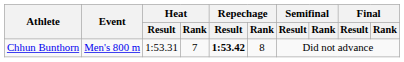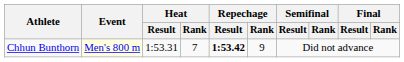(112, 48) no background -> (112, 48) lightyellow background
(262, 48) 8 -> (262, 48) 9
